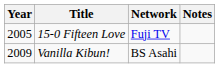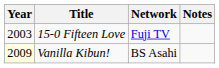(20, 33) 2005 -> (20, 33) 2003
(20, 53) no background -> (20, 53) lightyellow background
